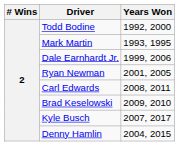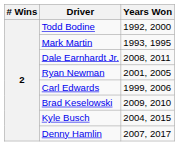(147, 58) 1999, 2006 -> (147, 58) 2008, 2011
(147, 88) 2008, 2011 -> (147, 88) 1999, 2006
(147, 118) 2007, 2017 -> (147, 118) 2004, 2015
(147, 133) 2004, 2015 -> (147, 133) 2007, 2017
